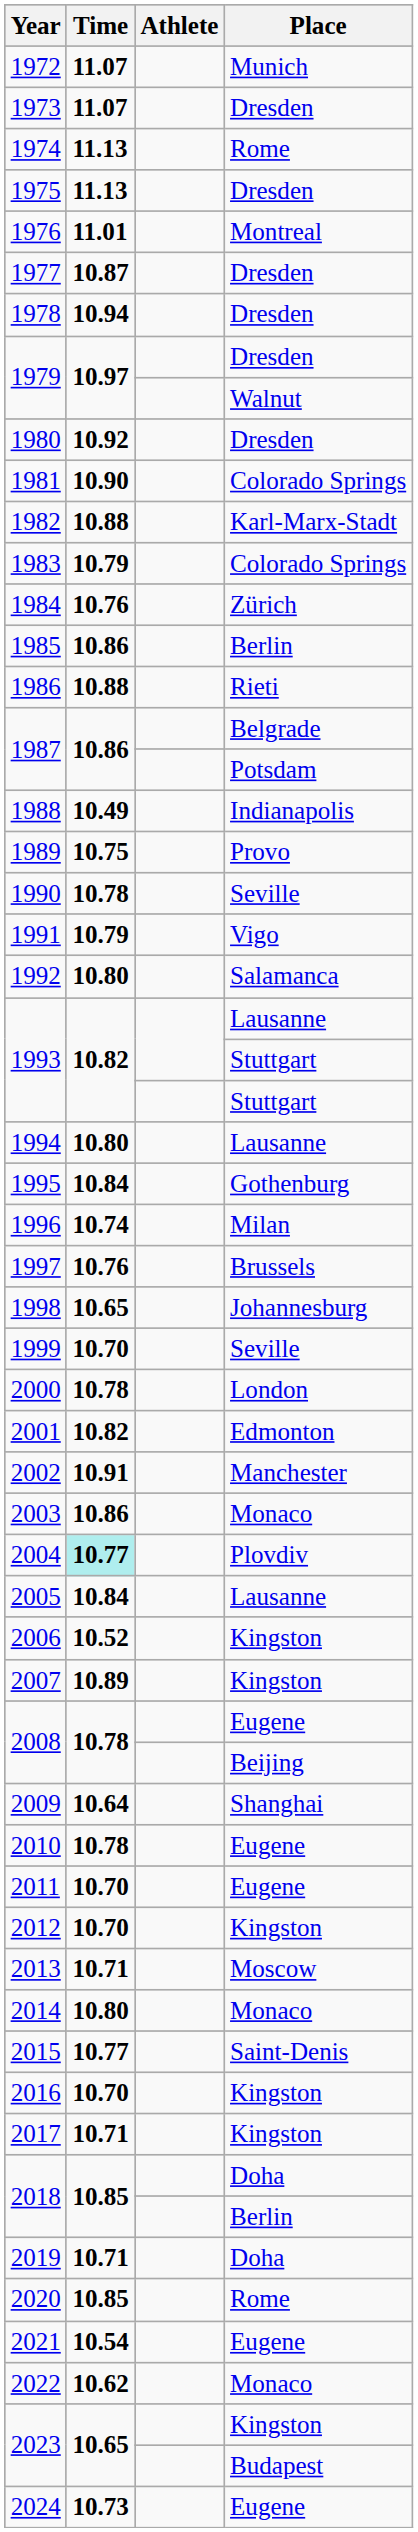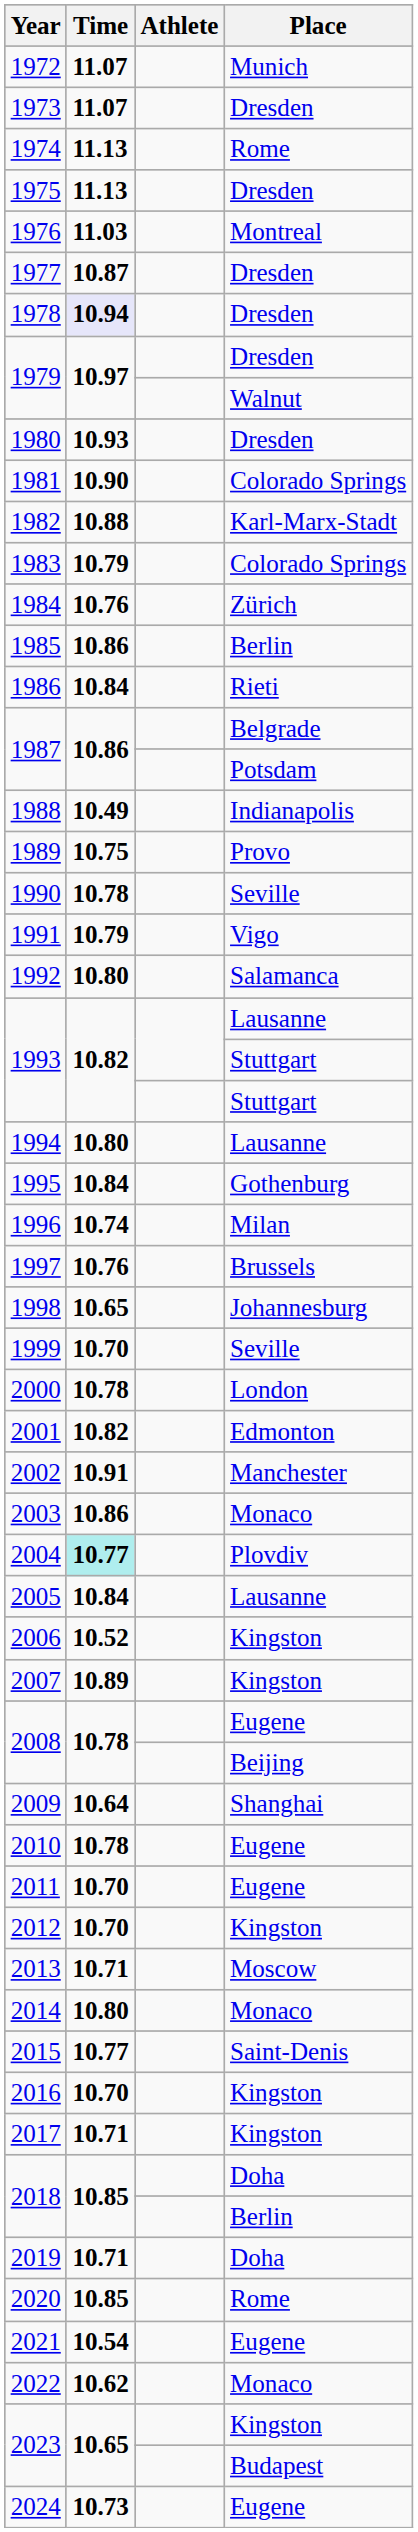(100, 232) 11.01 -> (100, 232) 11.03
(101, 314) no background -> (101, 314) lavender background
(101, 438) 10.92 -> (101, 438) 10.93
(101, 687) 10.88 -> (101, 687) 10.84
